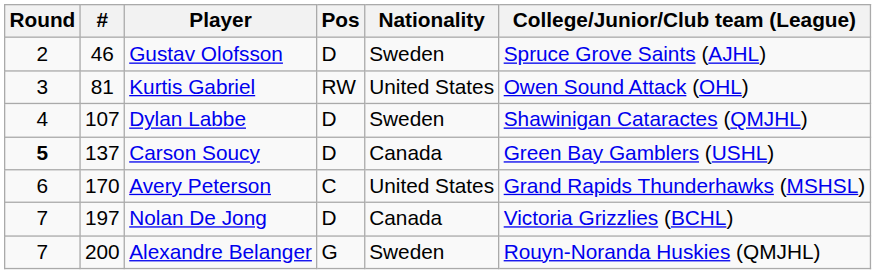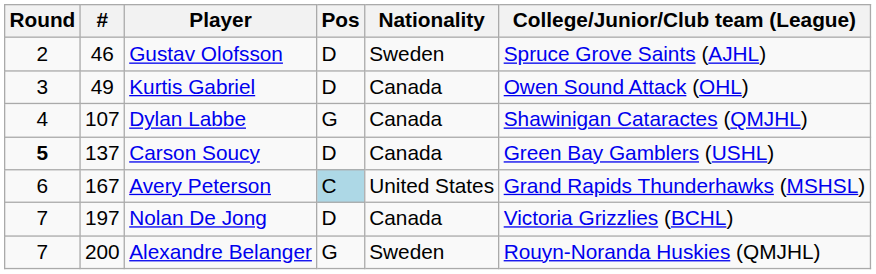(102, 86) 81 -> (102, 86) 49
(339, 86) RW -> (329, 86) D
(432, 86) United States -> (406, 86) Canada
(329, 119) D -> (330, 119) G
(407, 119) Sweden -> (406, 119) Canada
(102, 185) 170 -> (102, 185) 167
(329, 185) no background -> (329, 185) lightblue background
